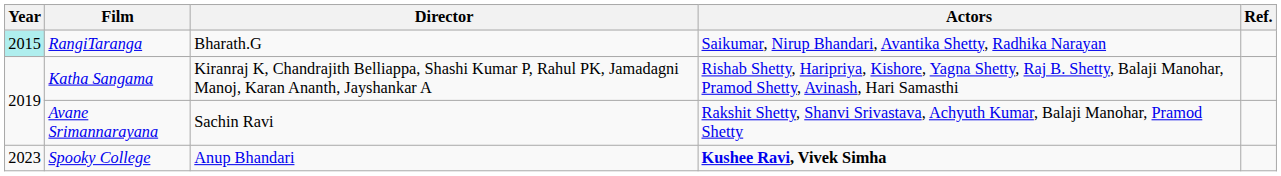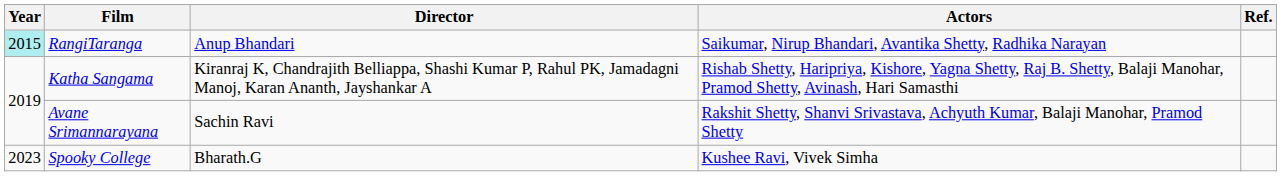(228, 43) Bharath.G -> (244, 43) Anup Bhandari
(244, 157) Anup Bhandari -> (228, 157) Bharath.G
(794, 157) bold -> (790, 157) normal
